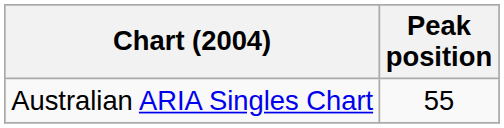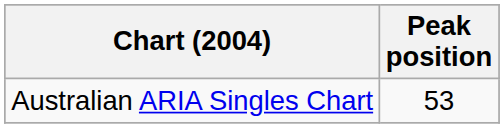(439, 100) 55 -> (439, 100) 53
